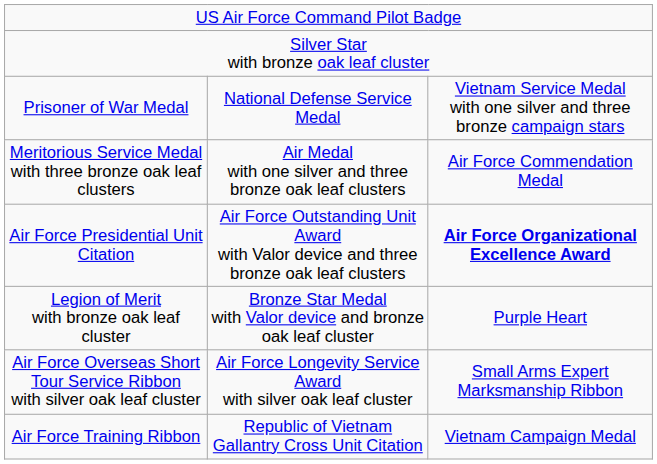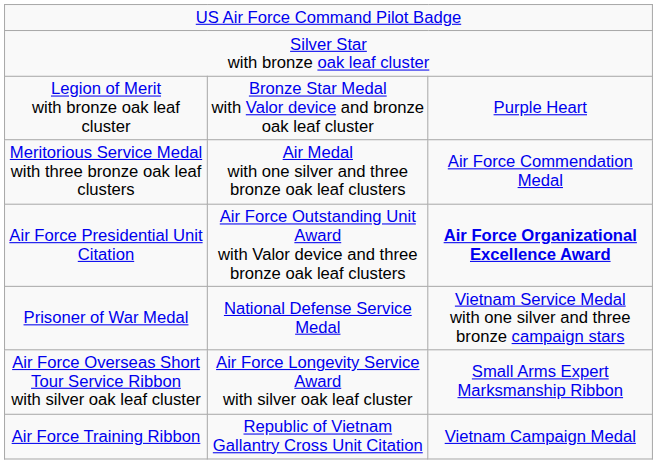rows swapped: (106, 318) <-> (106, 107)
